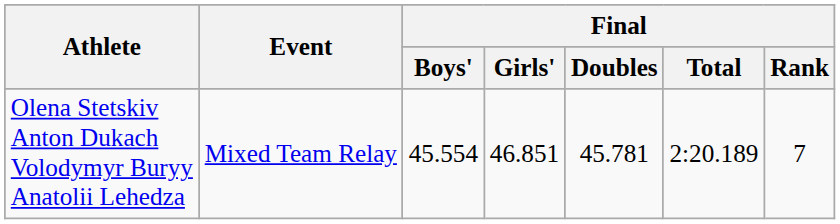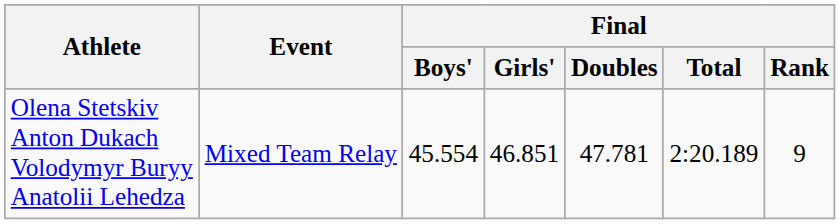(614, 153) 45.781 -> (614, 153) 47.781
(800, 153) 7 -> (800, 153) 9
